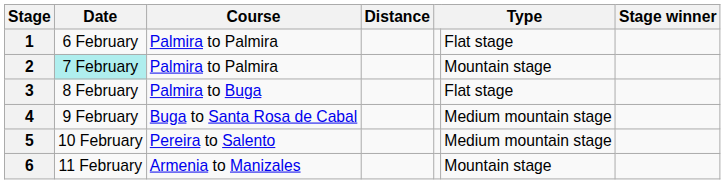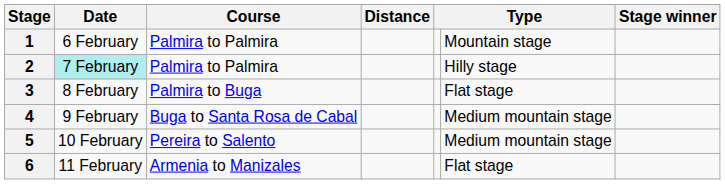(479, 41) Flat stage -> (498, 41) Mountain stage
(498, 66) Mountain stage -> (481, 66) Hilly stage
(498, 166) Mountain stage -> (479, 166) Flat stage
